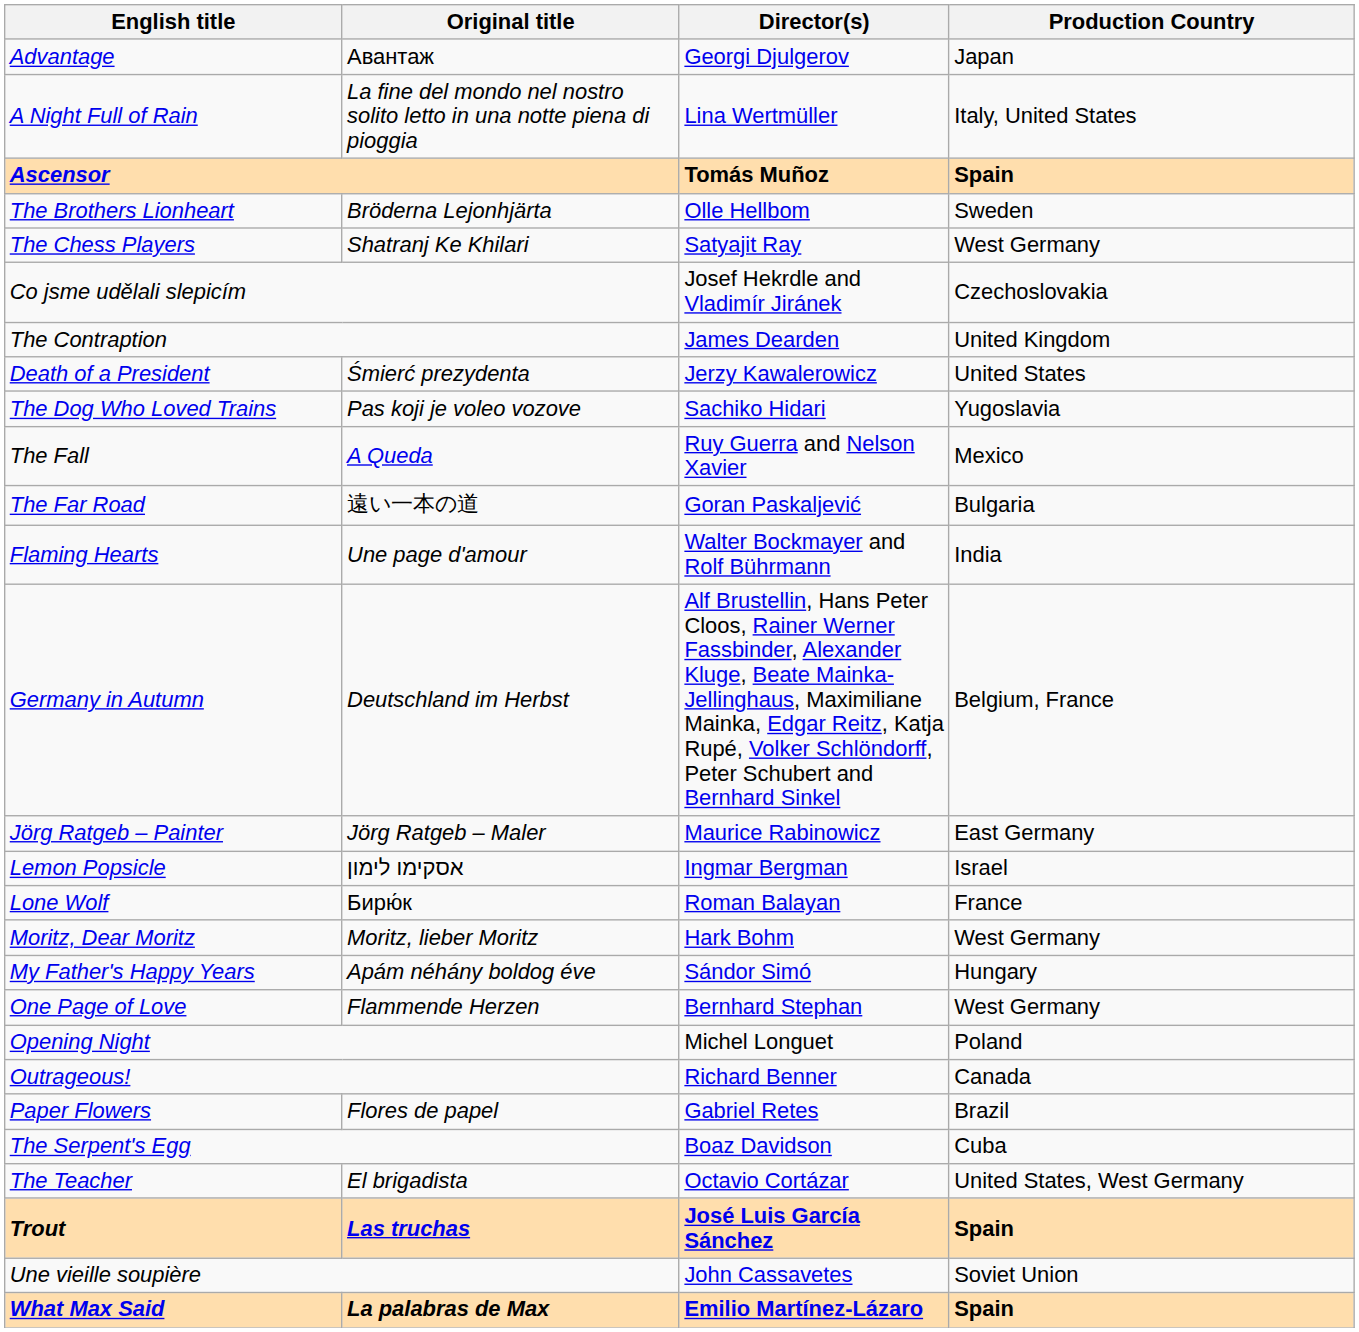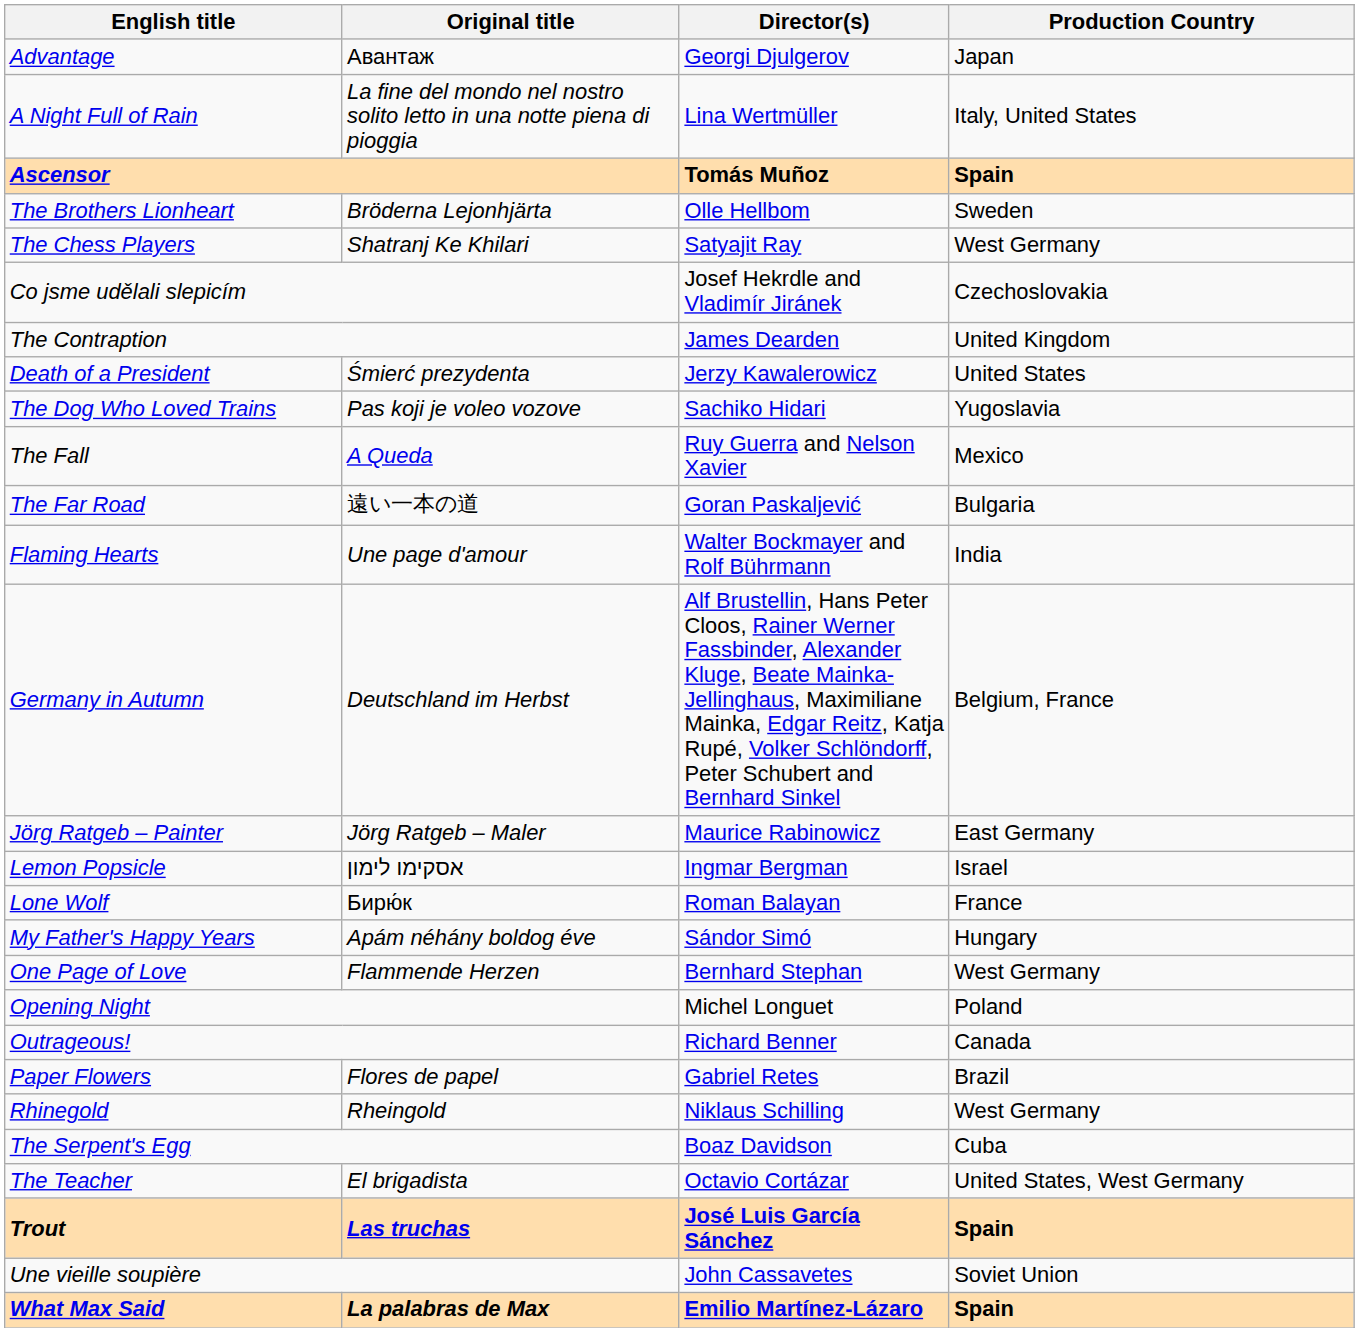- row: (102, 937)
+ row: (59, 1111)
